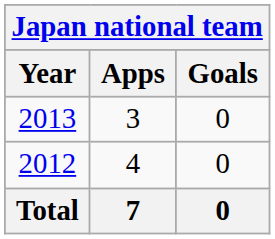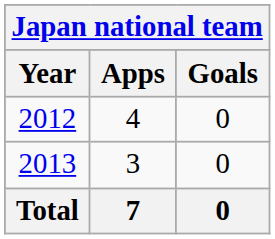rows swapped: (47, 164) <-> (47, 118)
